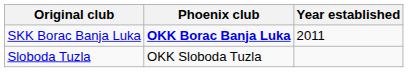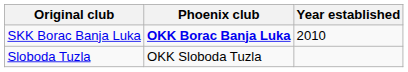(311, 35) 2011 -> (311, 35) 2010
